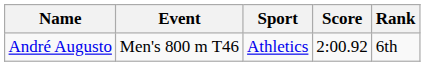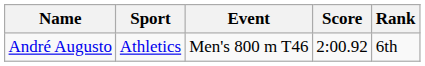columns swapped: (278, 18) <-> (179, 18)
